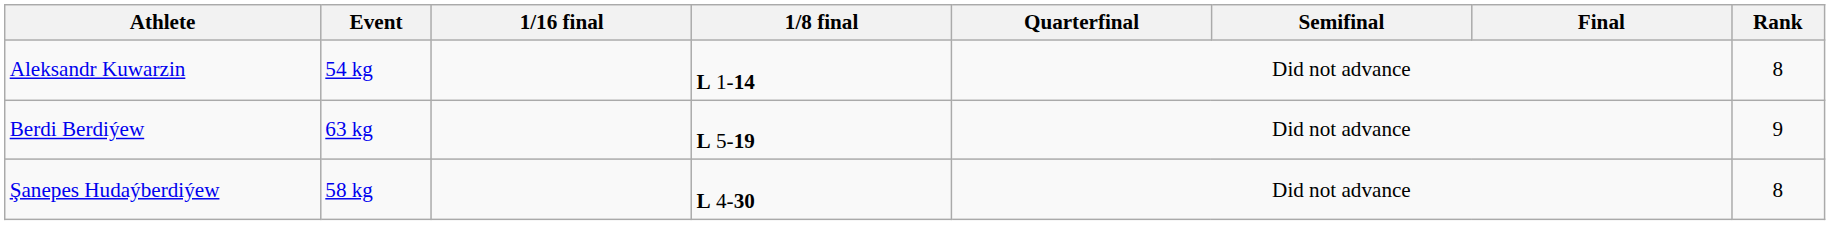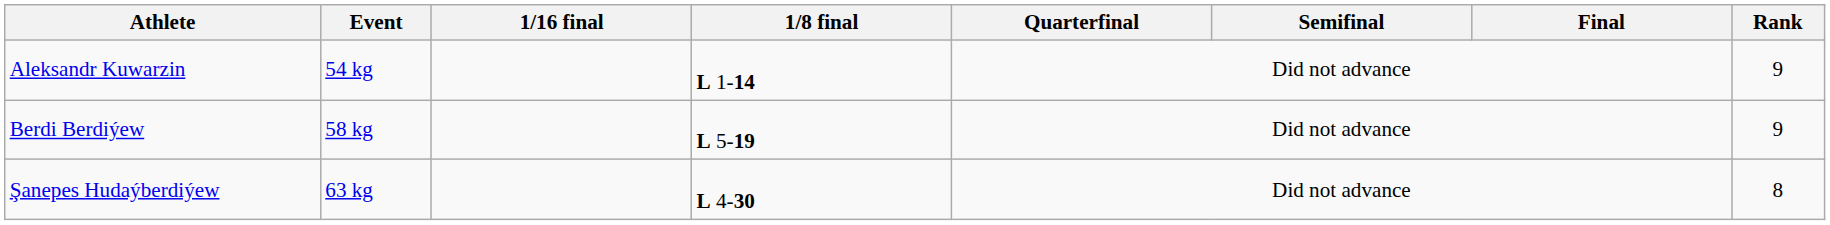(1778, 69) 8 -> (1778, 69) 9
(349, 129) 63 kg -> (349, 129) 58 kg
(349, 189) 58 kg -> (349, 189) 63 kg
